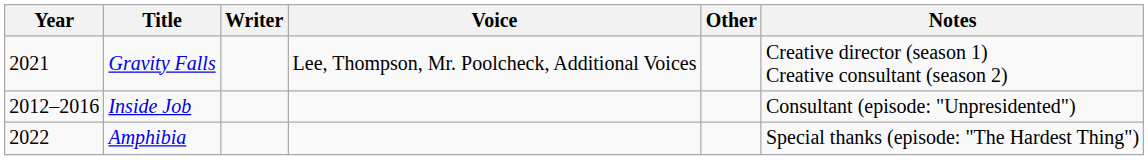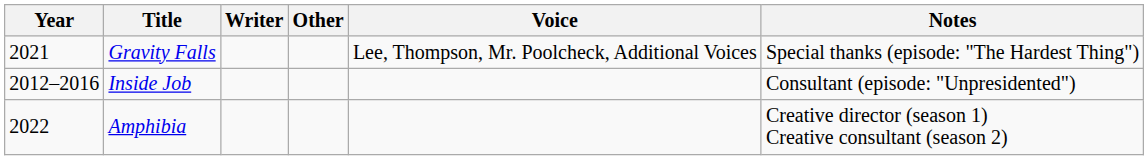columns swapped: (731, 20) <-> (495, 20)
(887, 63) Creative director (season 1) Creative consultant (season 2) -> (953, 52) Special thanks (episode: "The Hardest Thing")
(953, 138) Special thanks (episode: "The Hardest Thing") -> (887, 126) Creative director (season 1) Creative consultant (season 2)
